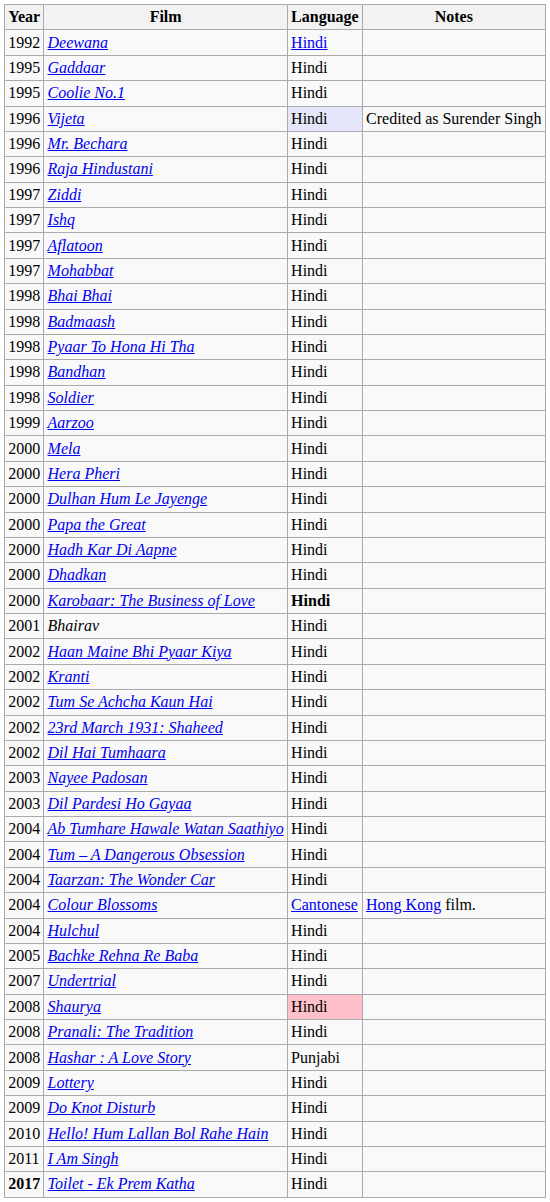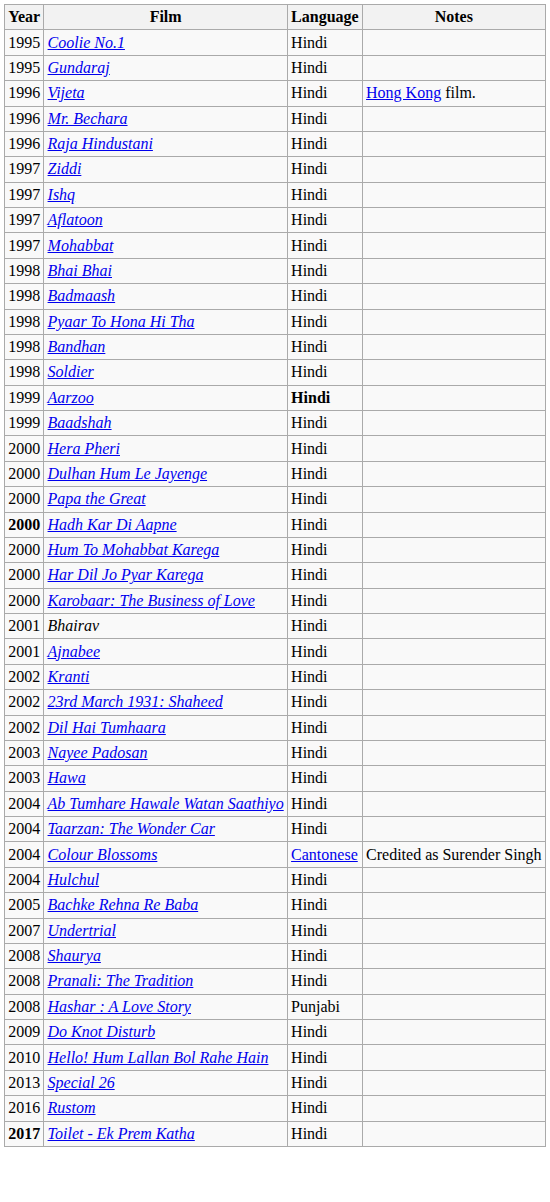- row: (78, 42)
- row: (76, 67)
+ row: (79, 67)
(309, 118) lavender background -> (309, 93) no background
(454, 118) Credited as Surender Singh -> (421, 93) Hong Kong film.
(309, 423) normal -> (311, 397) bold
+ row: (80, 423)
- row: (64, 448)
(24, 550) normal -> (24, 524) bold
+ row: (133, 550)
+ row: (125, 575)
- row: (77, 575)
(311, 600) bold -> (309, 600) normal
+ row: (74, 651)
- row: (140, 651)
- row: (130, 702)
+ row: (67, 778)
- row: (119, 803)
- row: (146, 854)
(421, 905) Hong Kong film. -> (454, 854) Credited as Surender Singh
(309, 1006) pink background -> (309, 956) no background
- row: (71, 1082)
- row: (83, 1159)
+ row: (81, 1082)
+ row: (72, 1108)
